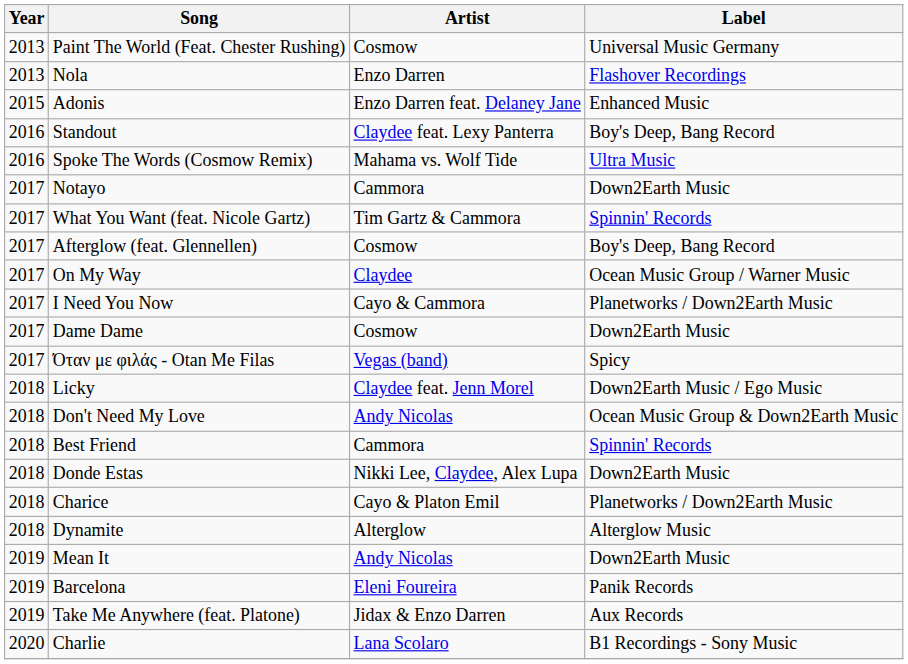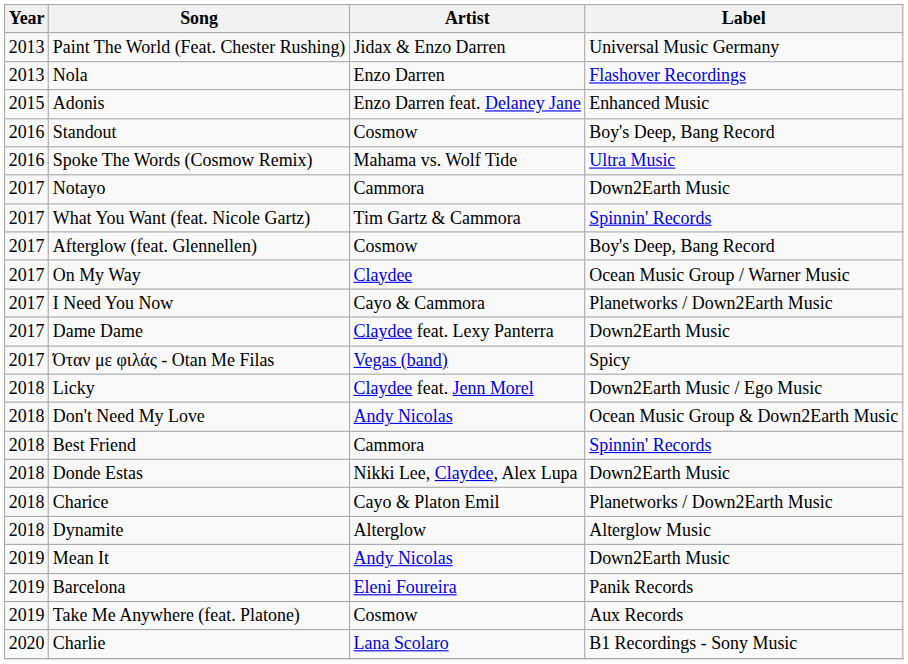(385, 47) Cosmow -> (429, 47) Jidax & Enzo Darren
(454, 132) Claydee feat. Lexy Panterra -> (385, 132) Cosmow
(385, 331) Cosmow -> (454, 331) Claydee feat. Lexy Panterra
(429, 615) Jidax & Enzo Darren -> (385, 615) Cosmow
